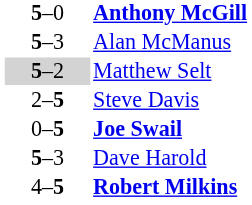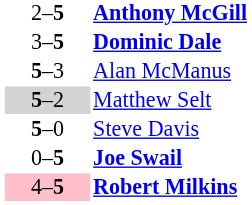(48, 13) 5–0 -> (48, 13) 2–5
+ row: (157, 42)
(48, 100) 2–5 -> (48, 129) 5–0
- row: (150, 158)
(48, 187) no background -> (48, 187) pink background
